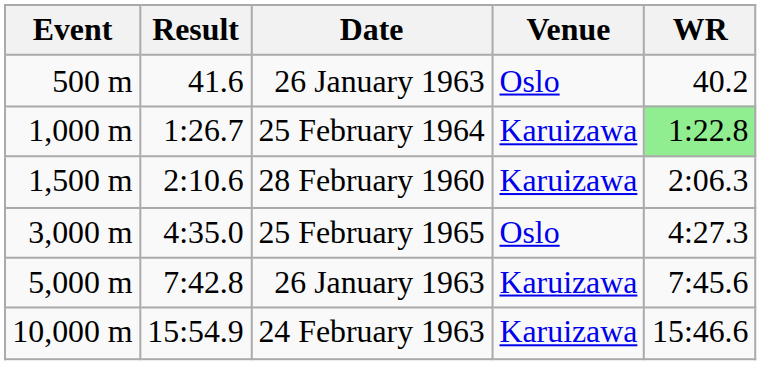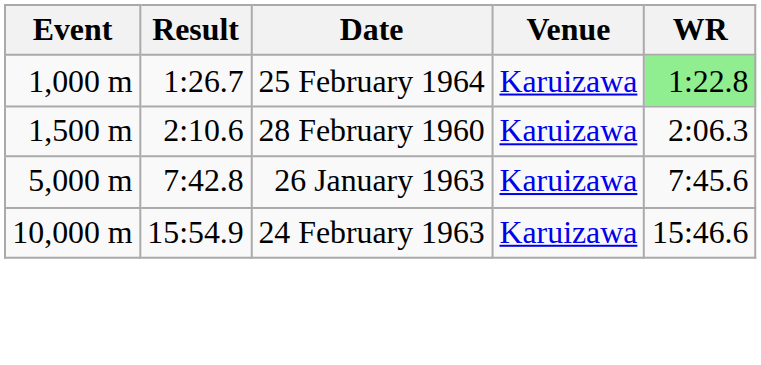- row: (92, 80)
- row: (80, 231)
